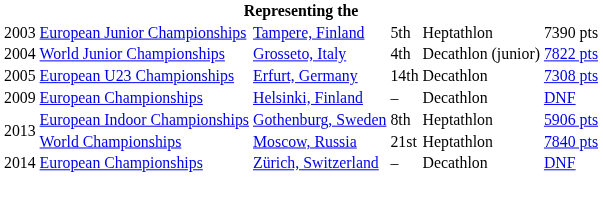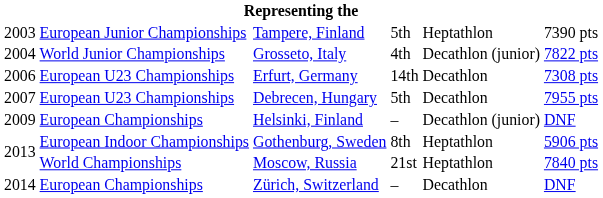(20, 76) 2005 -> (20, 76) 2006
+ row: (315, 98)
(455, 98) Decathlon -> (481, 119) Decathlon (junior)
